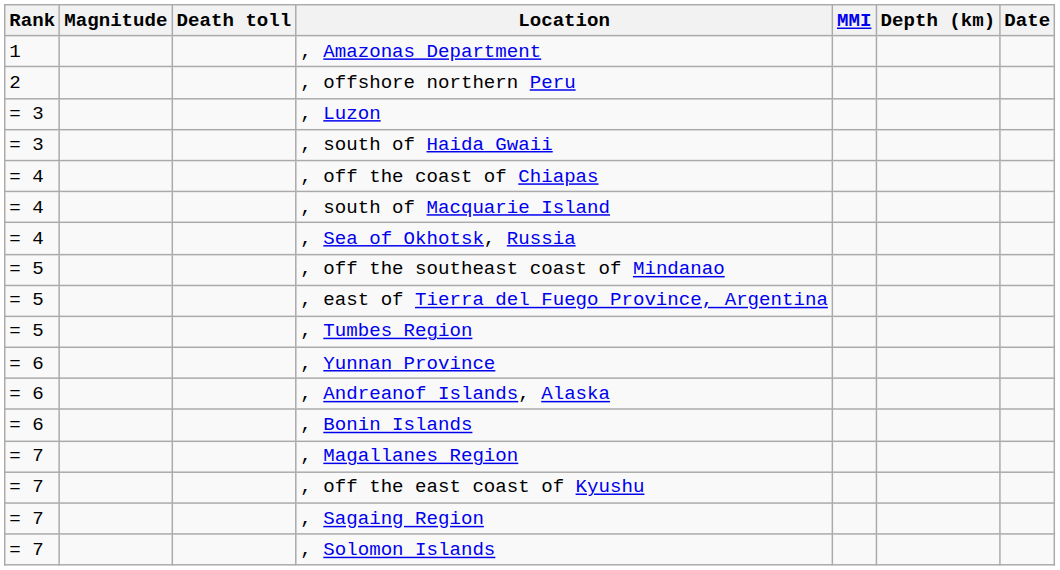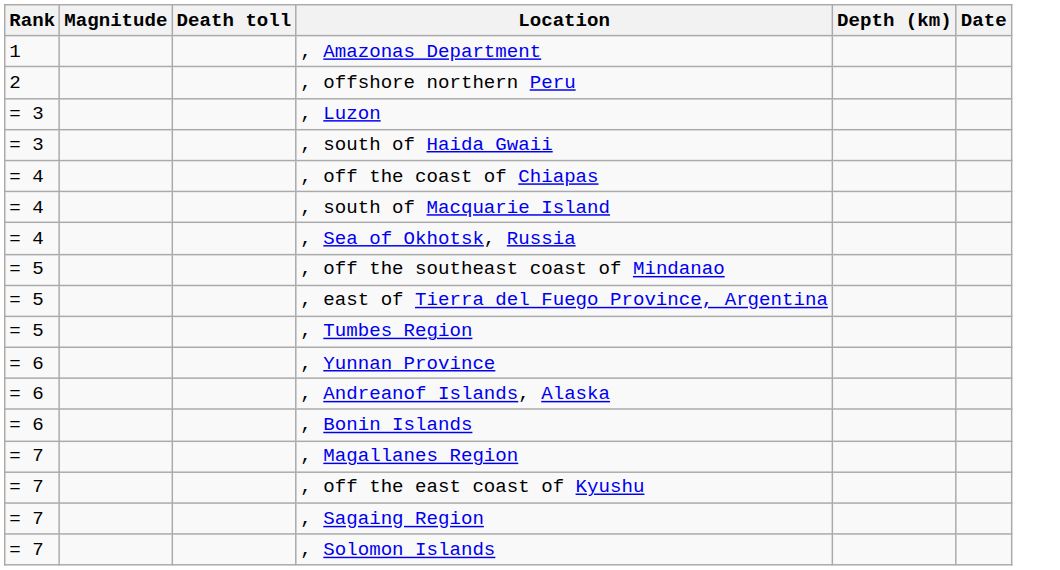- column: (854, 20)
